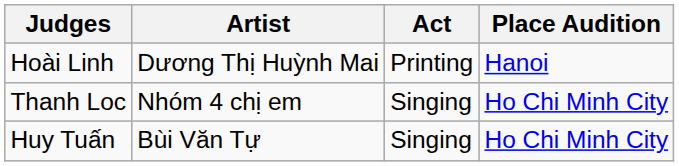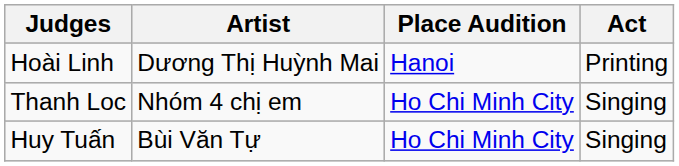columns swapped: (432, 23) <-> (576, 23)
